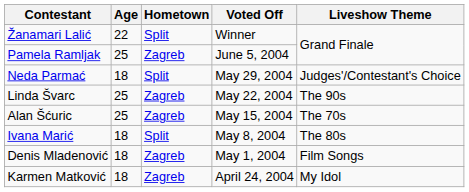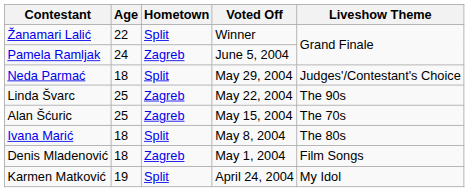(121, 55) 25 -> (121, 55) 24
(121, 176) 18 -> (121, 176) 19
(164, 176) Zagreb -> (156, 176) Split
